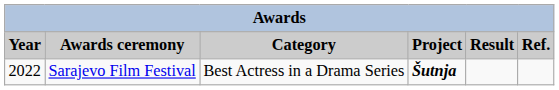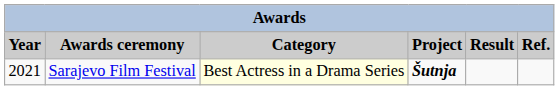(25, 71) 2022 -> (25, 71) 2021
(304, 71) no background -> (304, 71) lightyellow background
